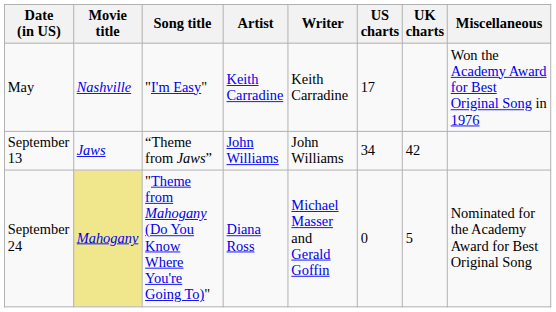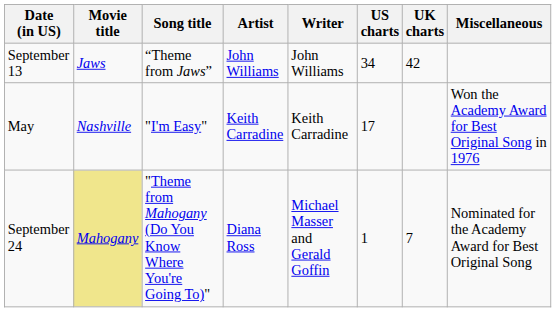rows swapped: (21, 87) <-> (39, 150)
(364, 238) 0 -> (364, 238) 1
(409, 238) 5 -> (409, 238) 7
